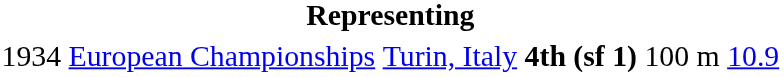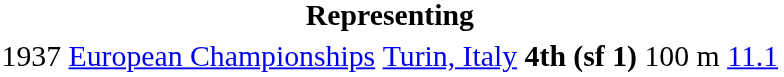(31, 55) 1934 -> (31, 55) 1937
(753, 55) 10.9 -> (753, 55) 11.1
